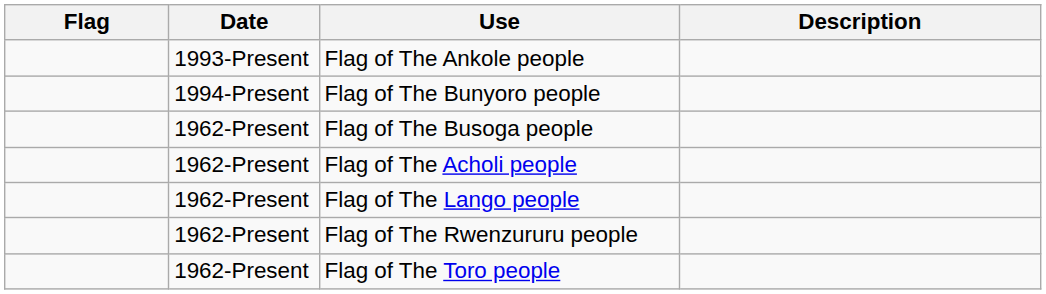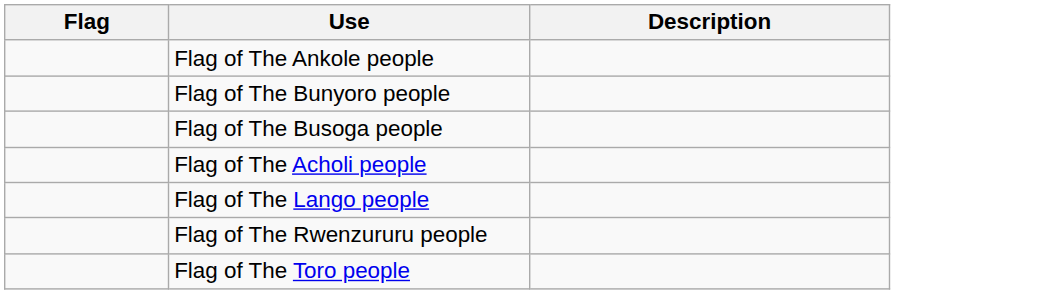- column: (244, 22)
